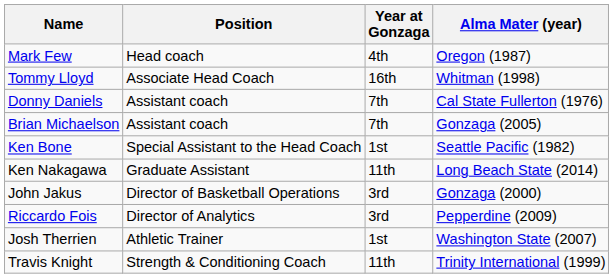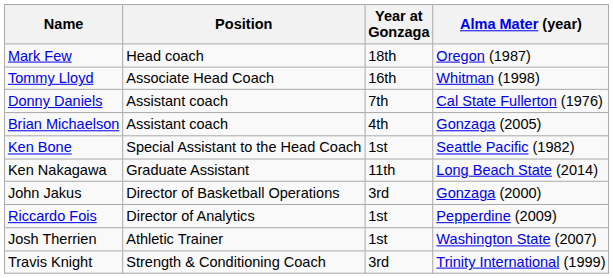(378, 56) 4th -> (382, 56) 18th
(378, 124) 7th -> (378, 124) 4th
(379, 216) 3rd -> (378, 216) 1st
(382, 262) 11th -> (379, 262) 3rd
